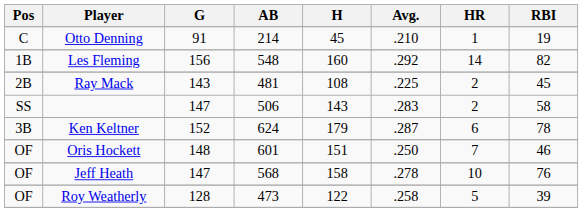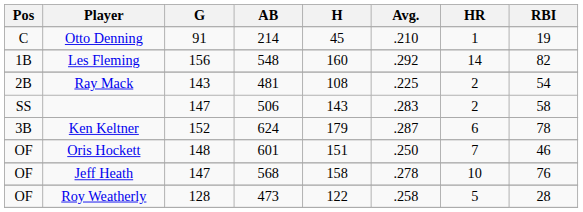(544, 83) 45 -> (544, 83) 54
(544, 196) 39 -> (544, 196) 28
